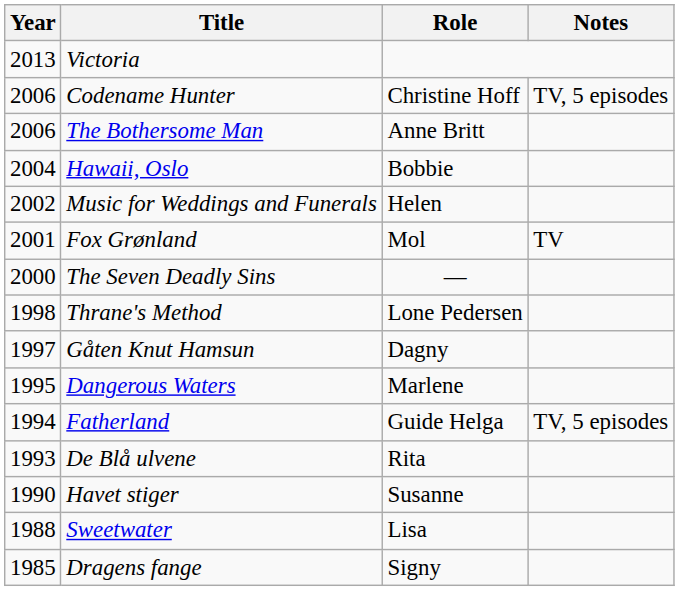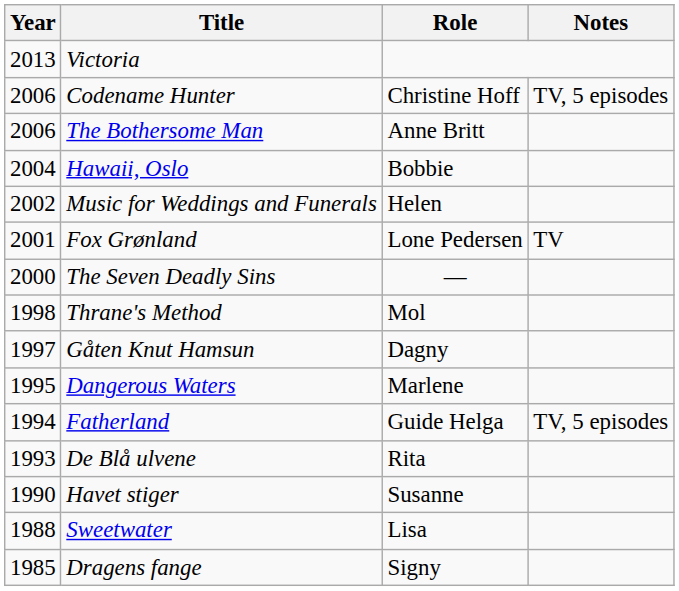(406, 240) Mol -> (455, 240) Lone Pedersen
(455, 312) Lone Pedersen -> (406, 312) Mol
